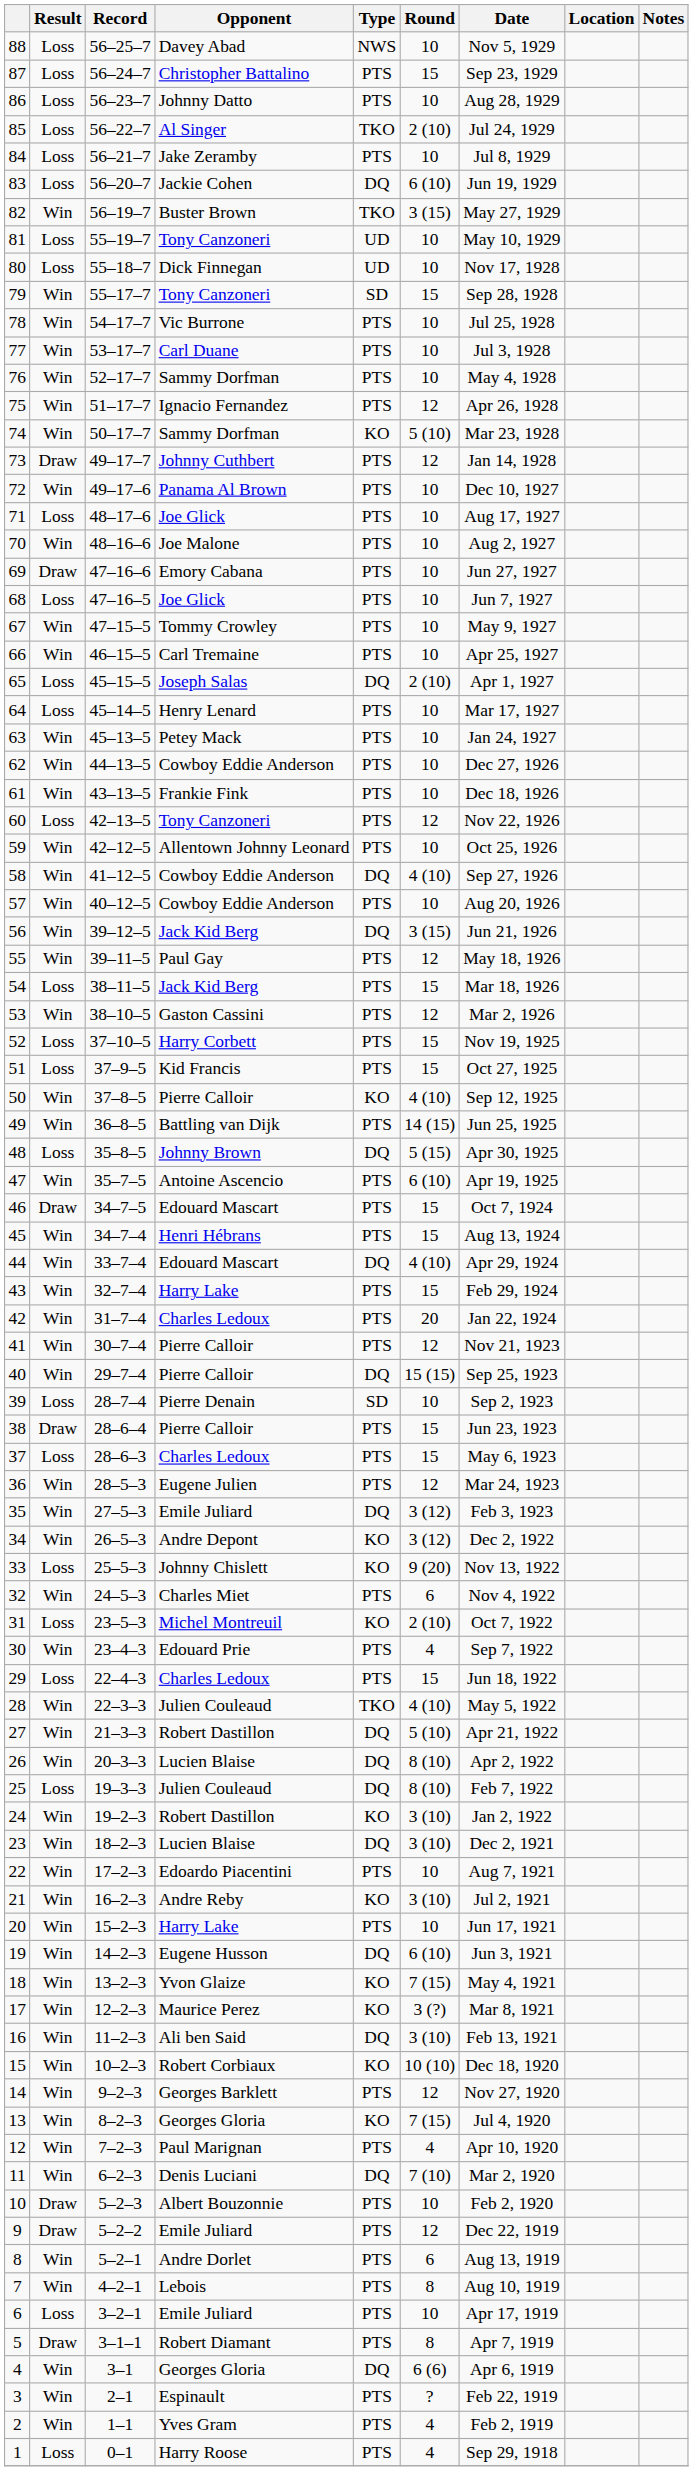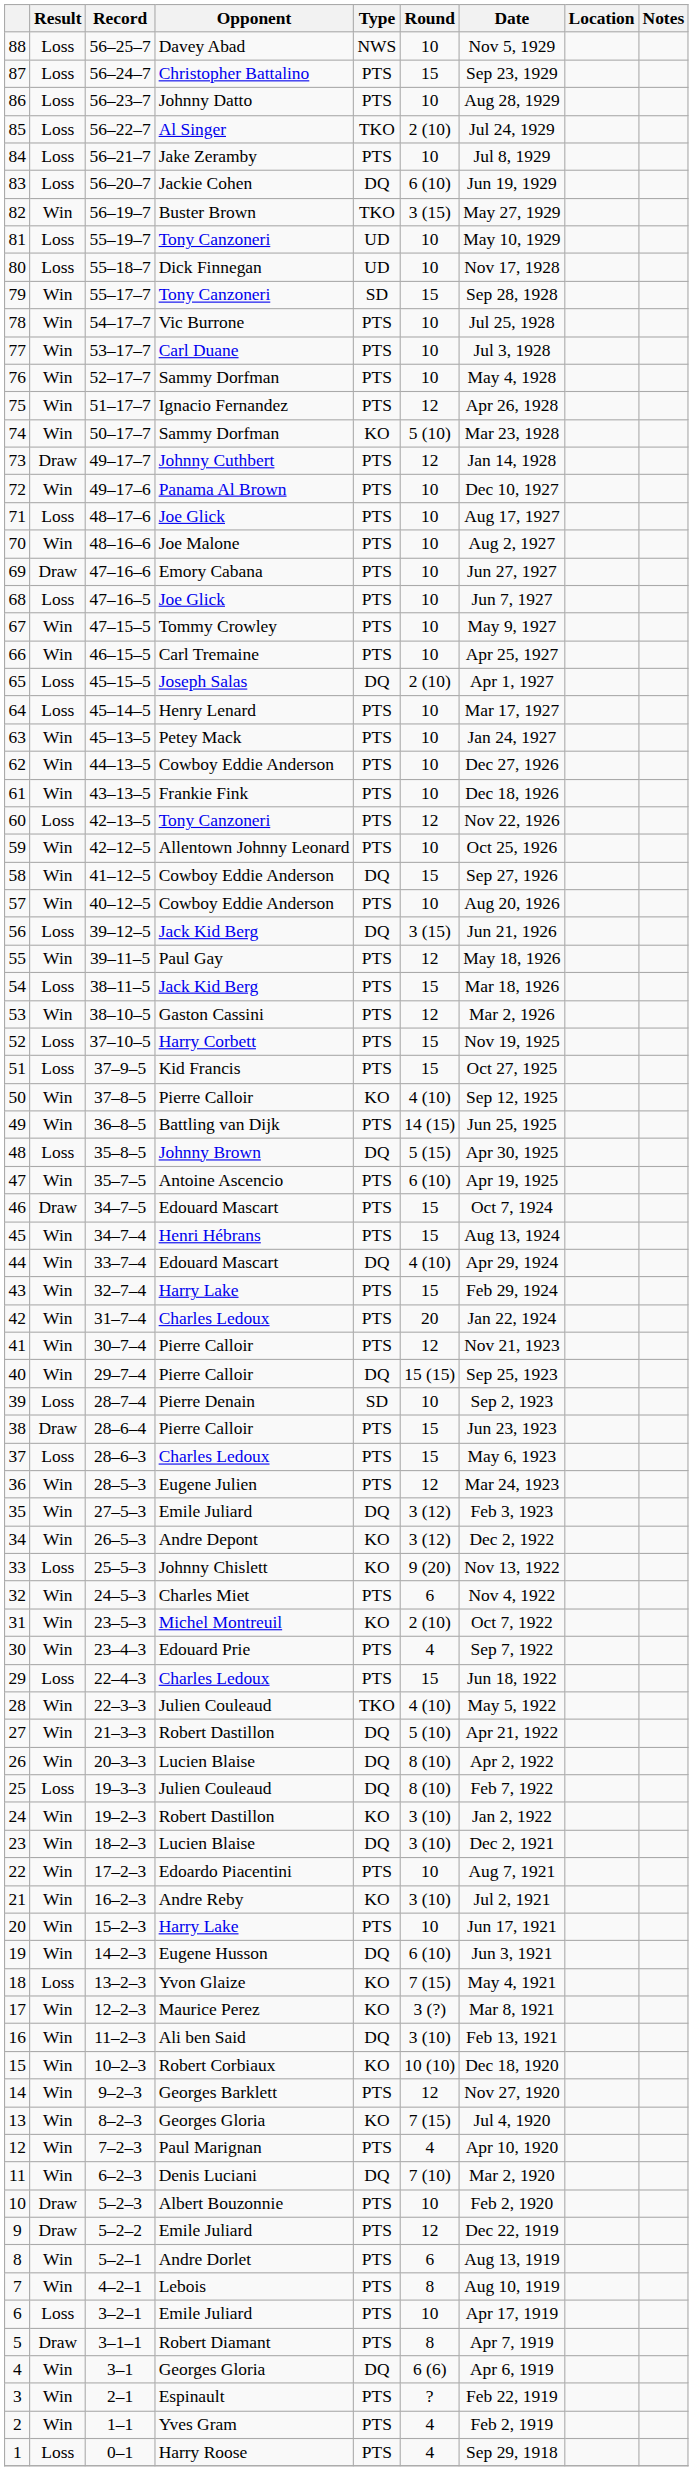(430, 875) 4 (10) -> (430, 875) 15
(58, 931) Win -> (58, 931) Loss
(58, 1622) Loss -> (58, 1622) Win
(58, 1982) Win -> (58, 1982) Loss
